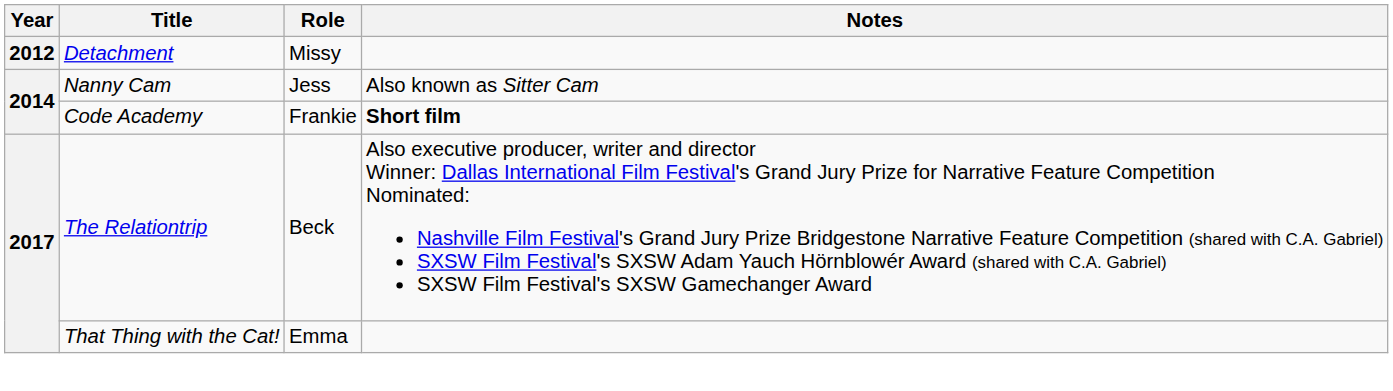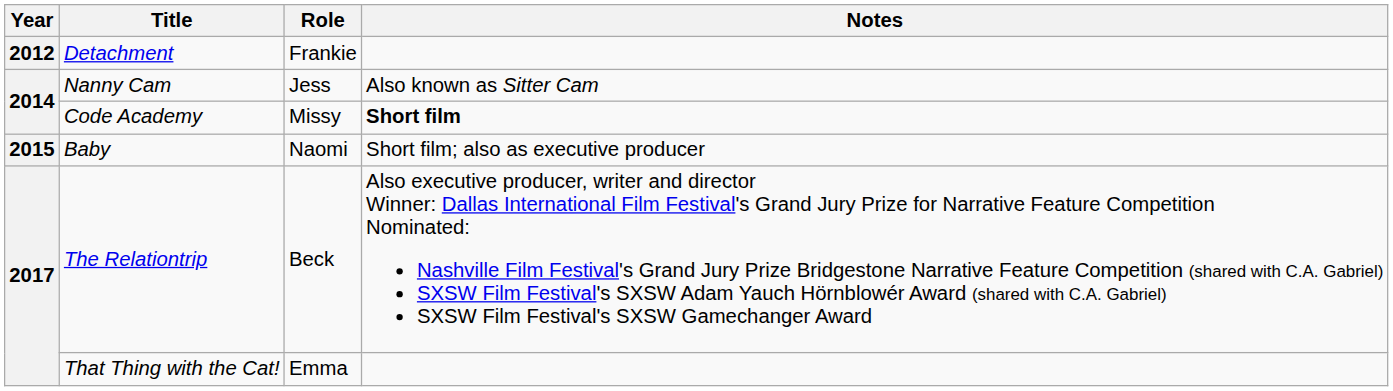(315, 52) Missy -> (323, 52) Frankie
(323, 117) Frankie -> (315, 117) Missy
+ row: (87, 149)
